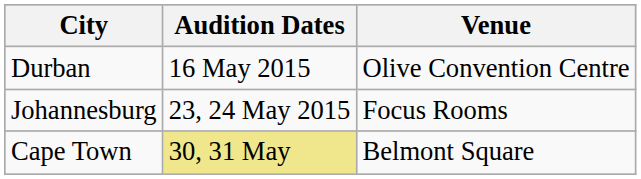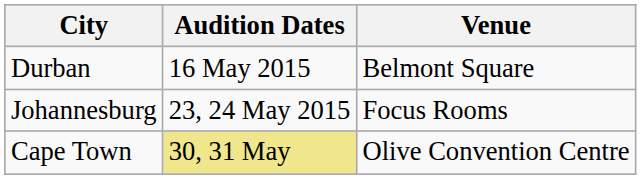(496, 67) Olive Convention Centre -> (448, 67) Belmont Square
(448, 151) Belmont Square -> (496, 151) Olive Convention Centre
